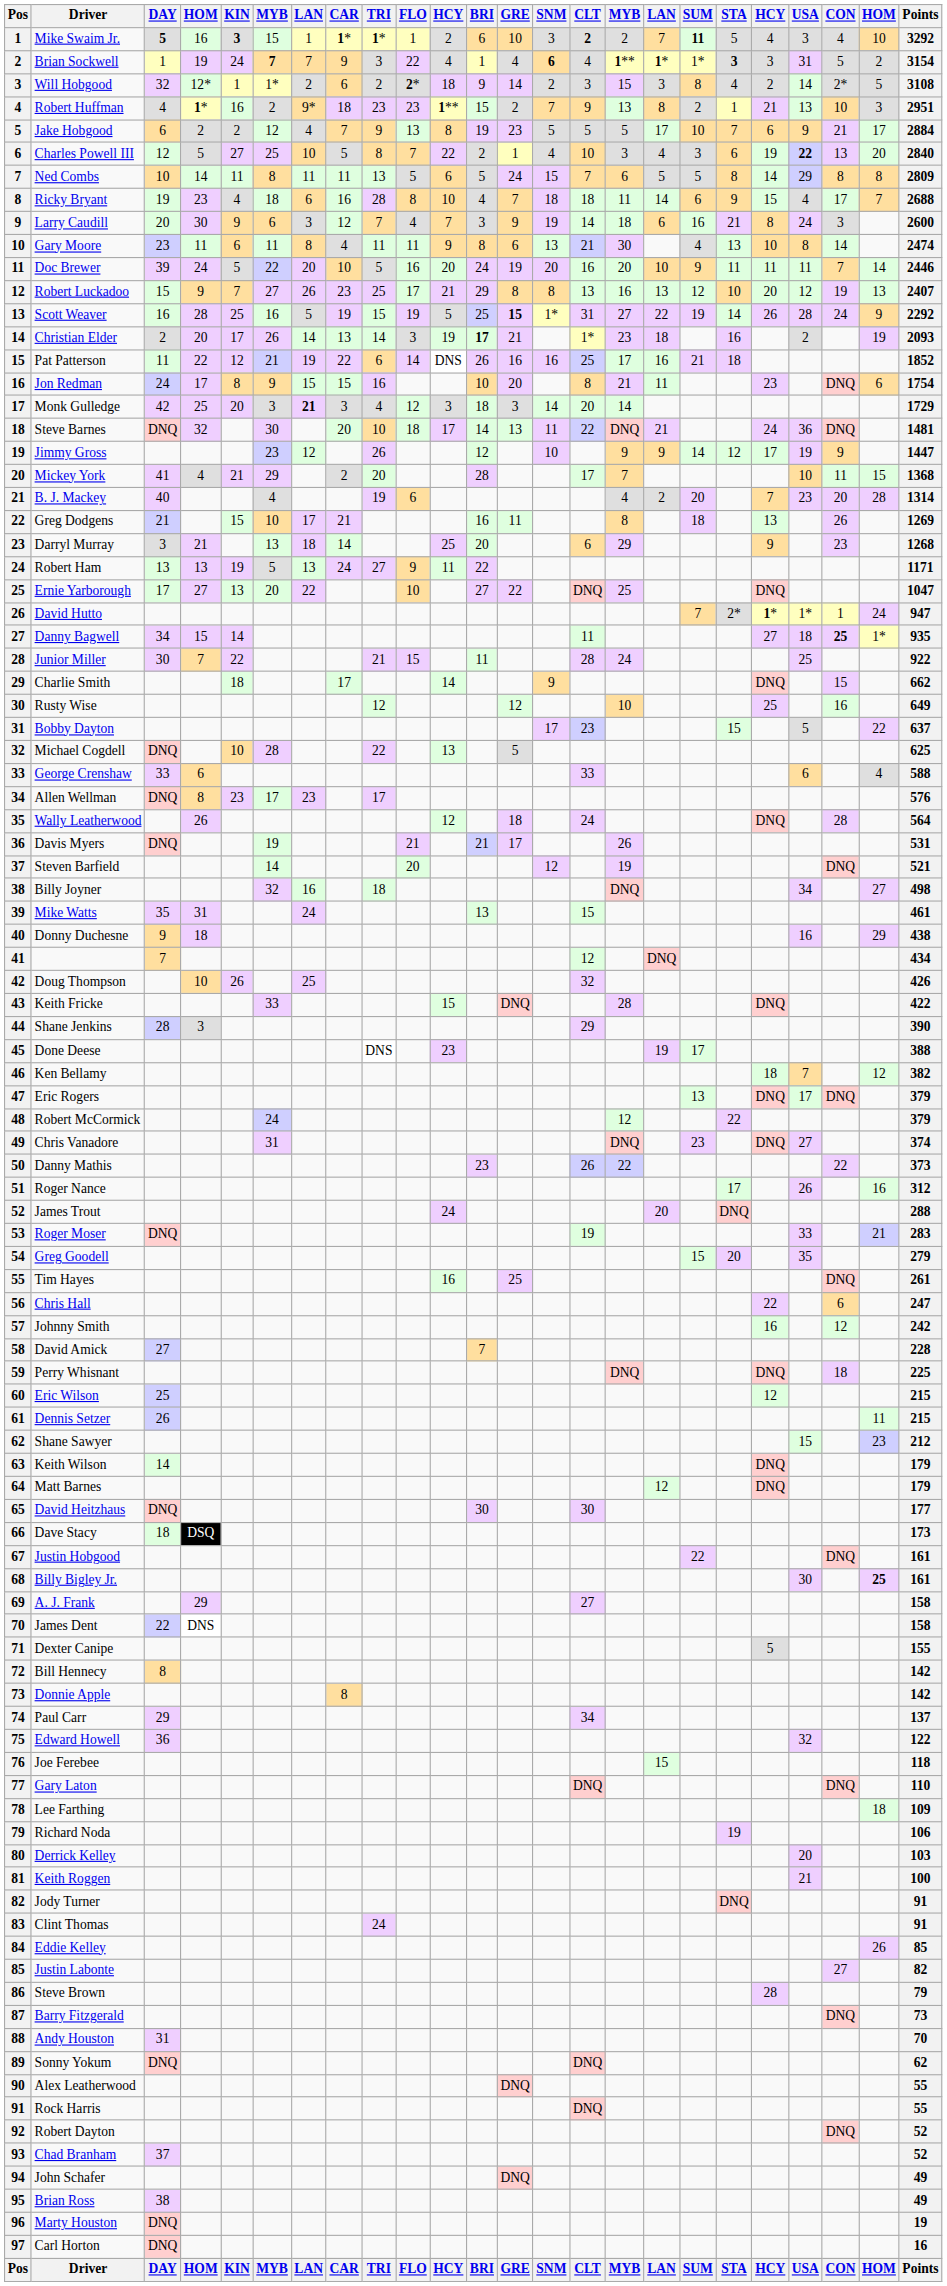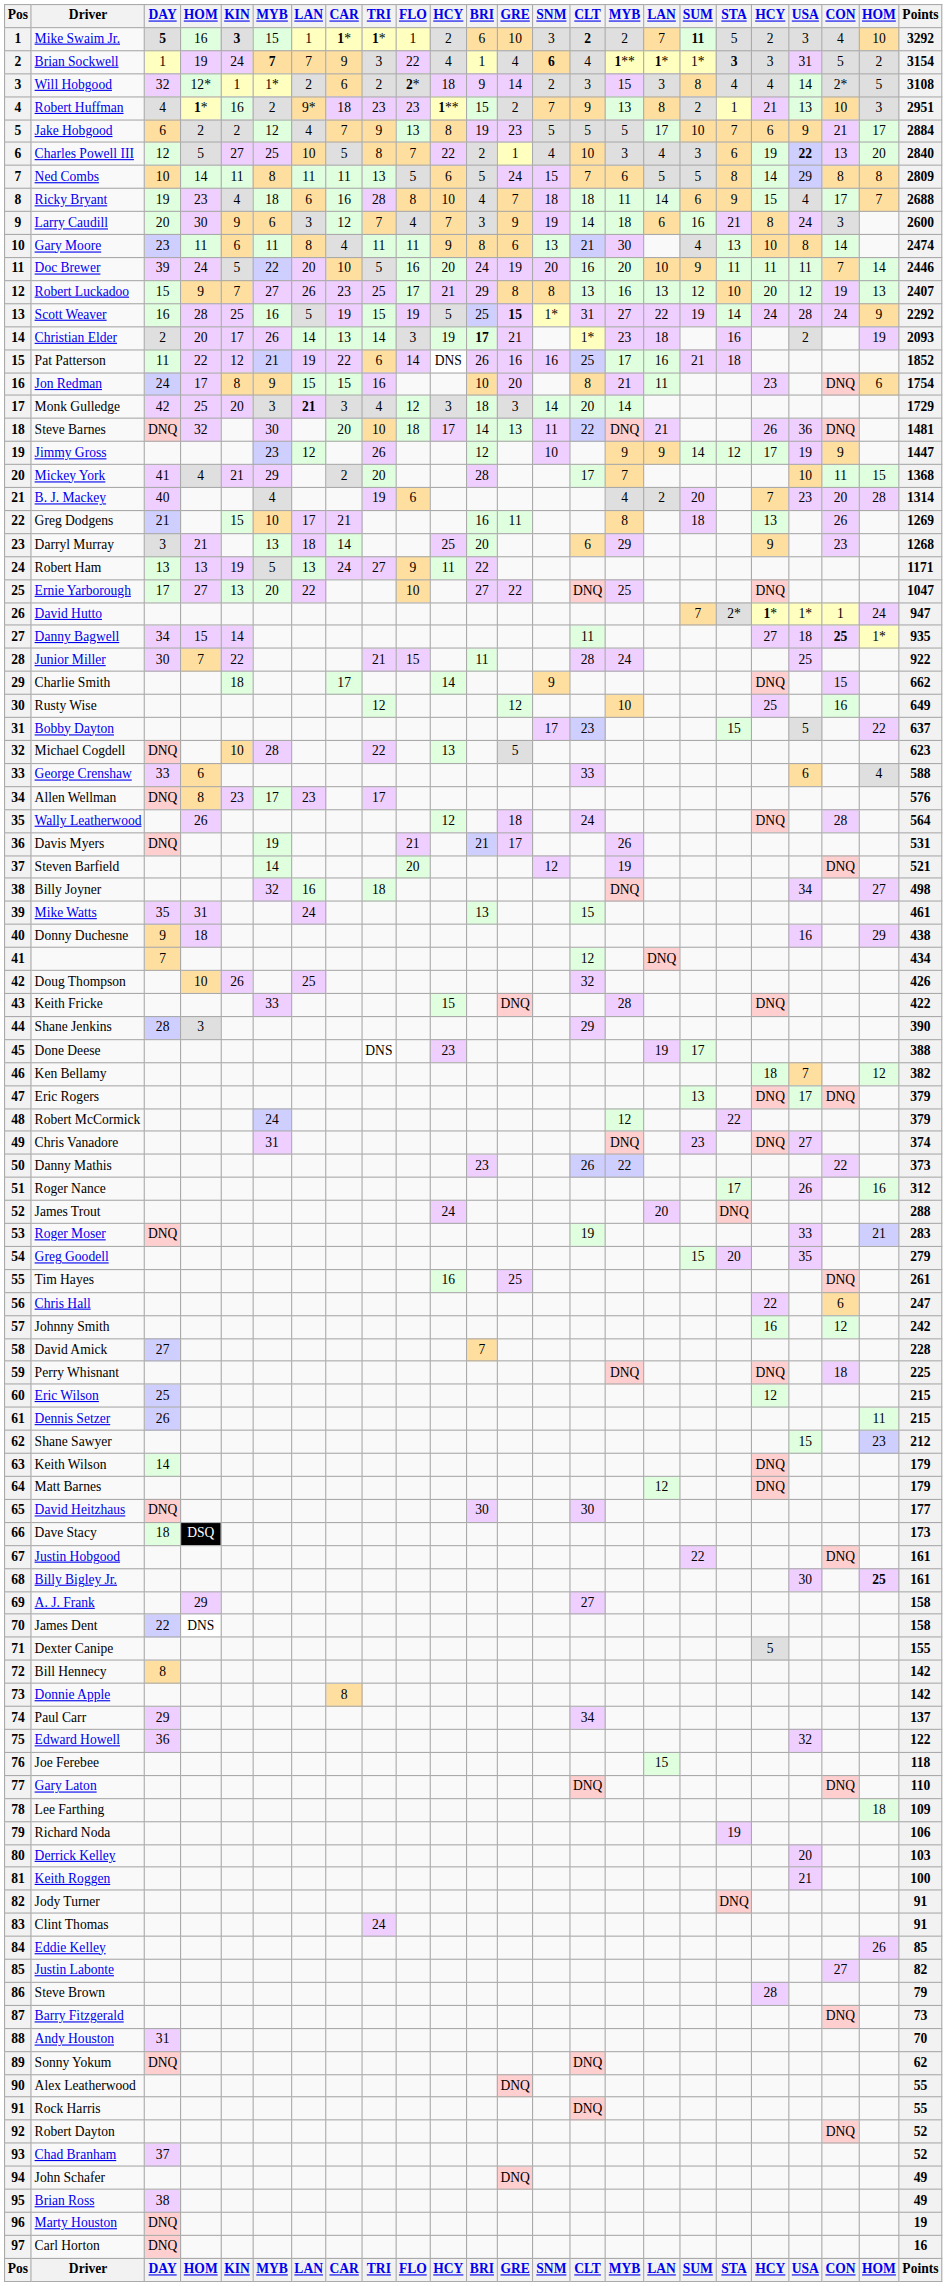(770, 39) 4 -> (770, 39) 2
(770, 85) 2 -> (770, 85) 4
(770, 315) 26 -> (770, 315) 24
(770, 430) 24 -> (770, 430) 26
(920, 752) 625 -> (920, 752) 623
